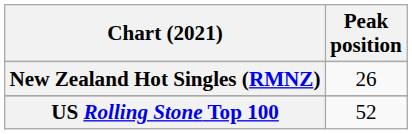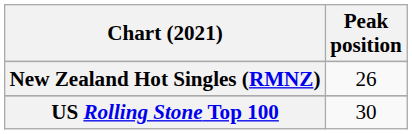(366, 111) 52 -> (366, 111) 30
